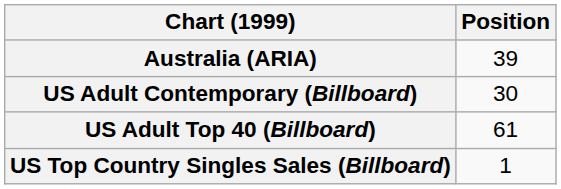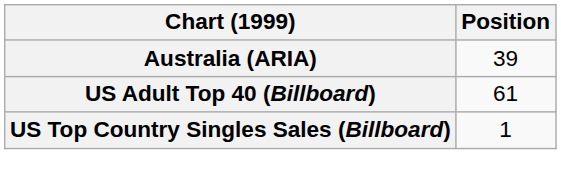- row: (230, 93)
